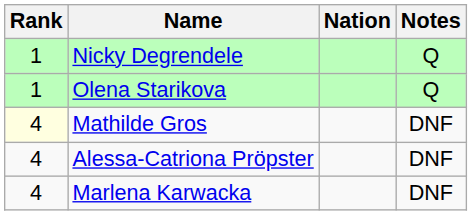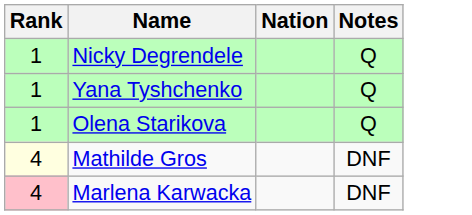+ row: (157, 90)
- row: (193, 158)
(36, 192) no background -> (36, 192) pink background
